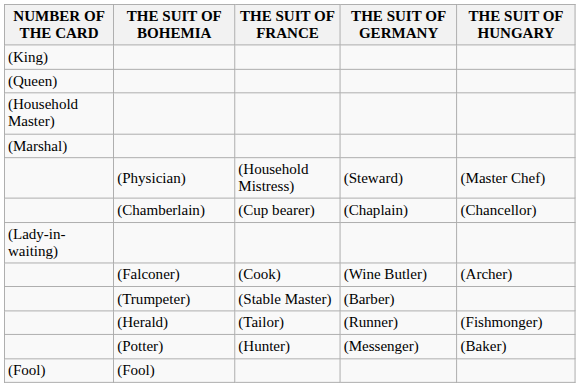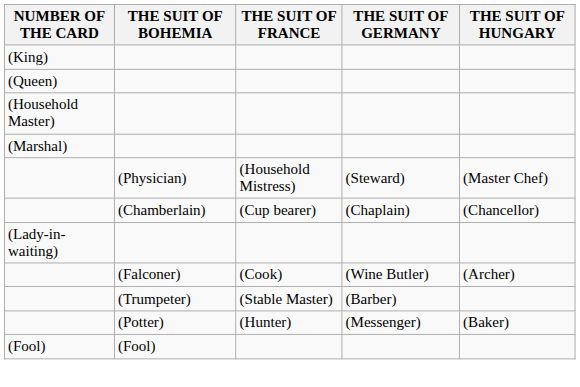- row: (59, 323)
